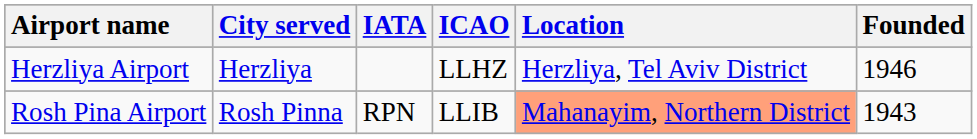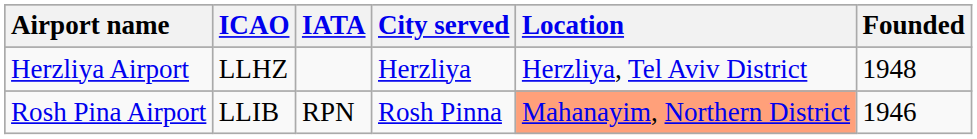columns swapped: (474, 25) <-> (285, 25)
(890, 68) 1946 -> (890, 68) 1948
(890, 111) 1943 -> (890, 111) 1946
